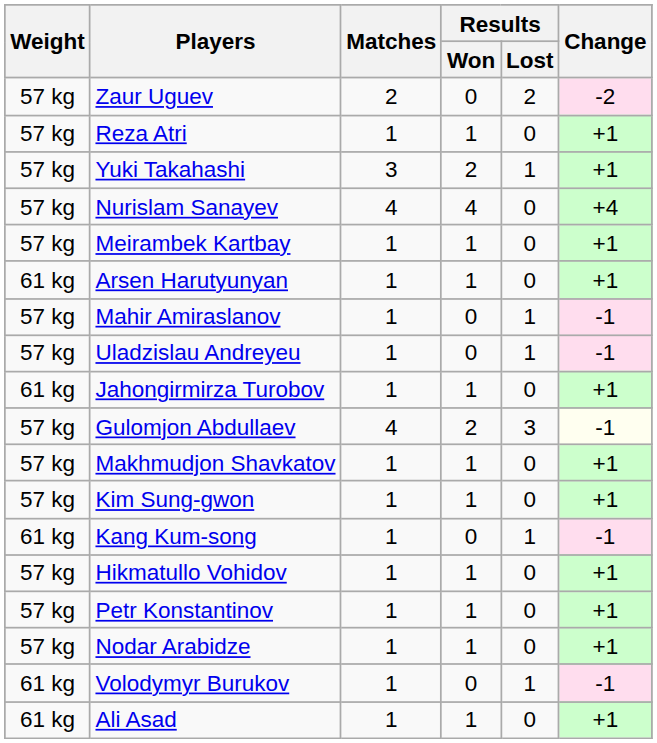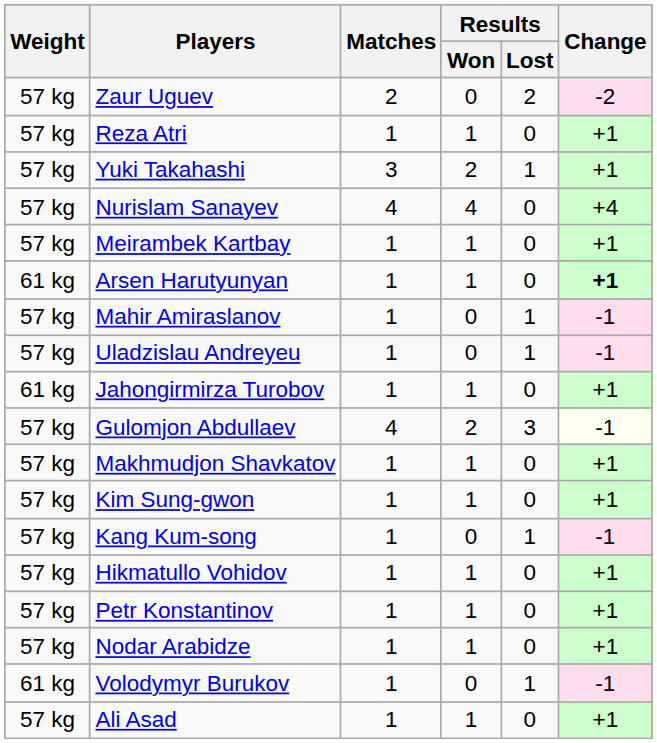(605, 280) normal -> (605, 280) bold
(47, 536) 61 kg -> (47, 536) 57 kg
(47, 720) 61 kg -> (47, 720) 57 kg
